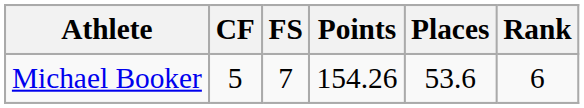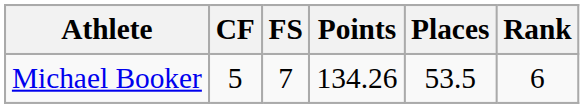(357, 77) 154.26 -> (357, 77) 134.26
(450, 77) 53.6 -> (450, 77) 53.5
